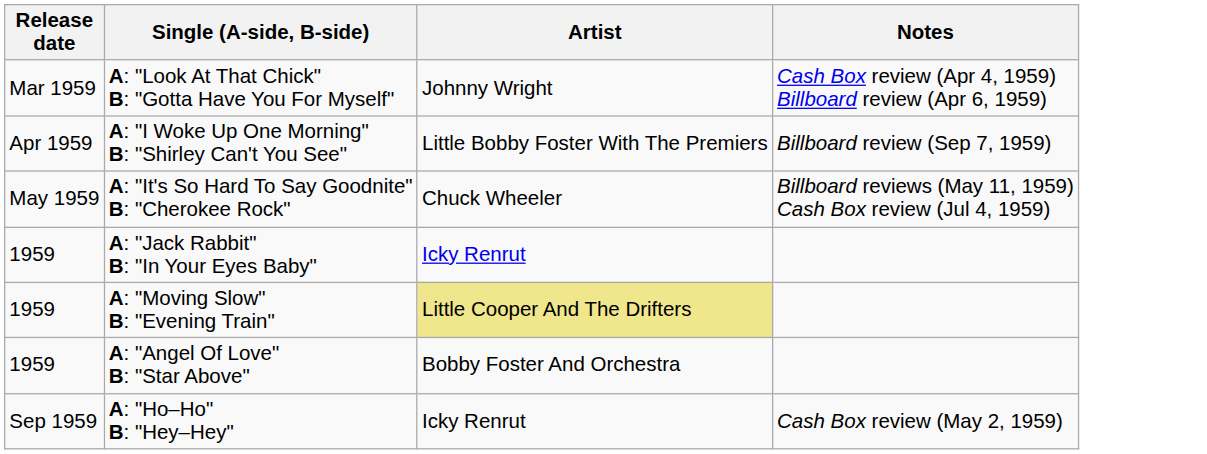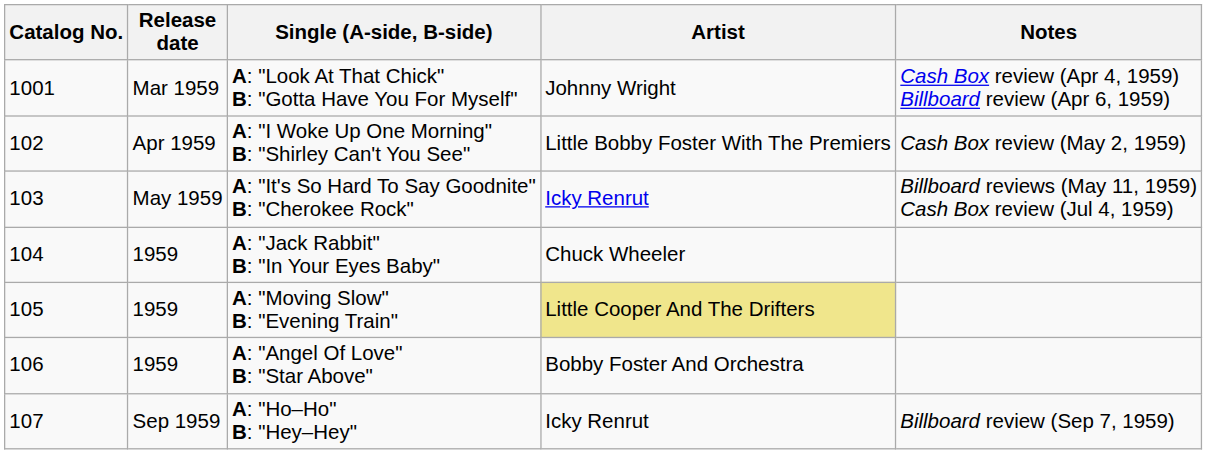+ column: (66, 32)
(914, 143) Billboard review (Sep 7, 1959) -> (1043, 143) Cash Box review (May 2, 1959)
(492, 198) Chuck Wheeler -> (597, 198) Icky Renrut
(474, 254) Icky Renrut -> (615, 254) Chuck Wheeler
(920, 420) Cash Box review (May 2, 1959) -> (1037, 420) Billboard review (Sep 7, 1959)
